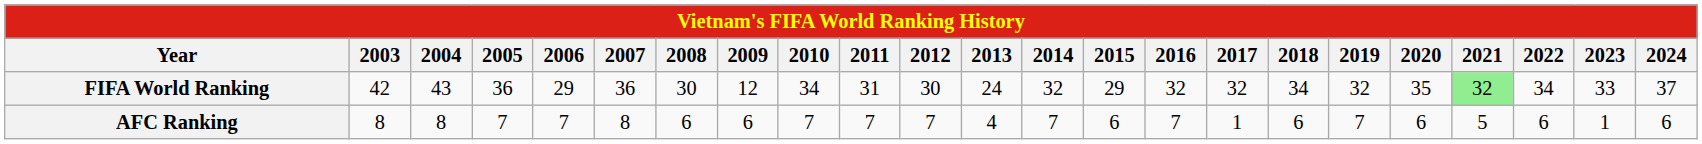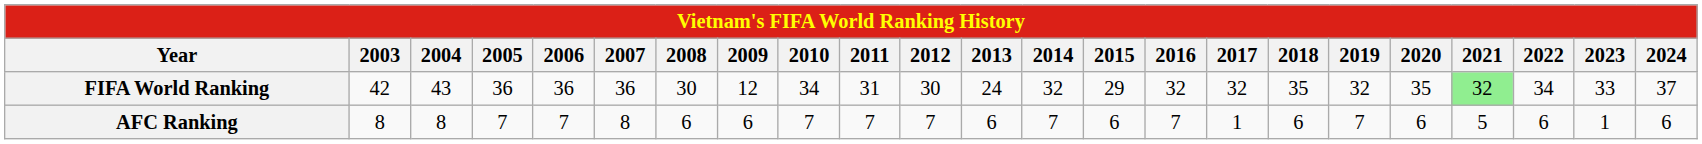(564, 88) 29 -> (564, 88) 36
(1298, 88) 34 -> (1298, 88) 35
(992, 122) 4 -> (992, 122) 6
